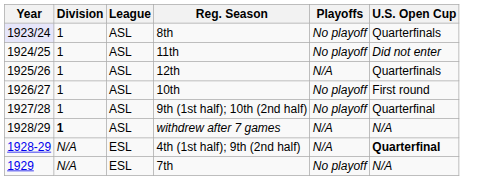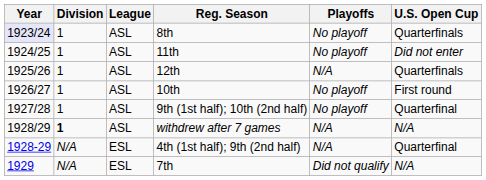(406, 147) bold -> (426, 147) normal
(340, 166) No playoff -> (351, 166) Did not qualify
